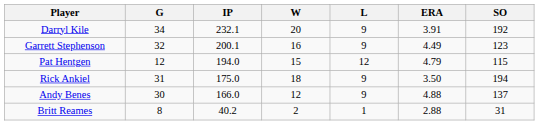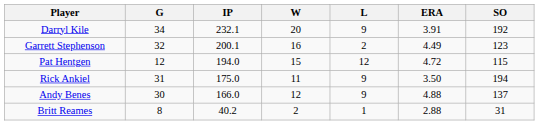(364, 45) 9 -> (364, 45) 2
(432, 62) 4.79 -> (432, 62) 4.72
(296, 78) 18 -> (296, 78) 11
